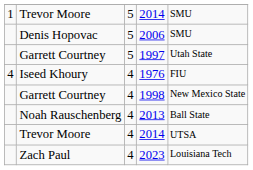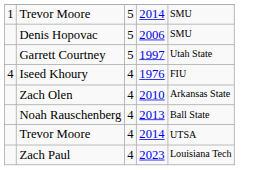- row: (10, 95)
+ row: (10, 95)
